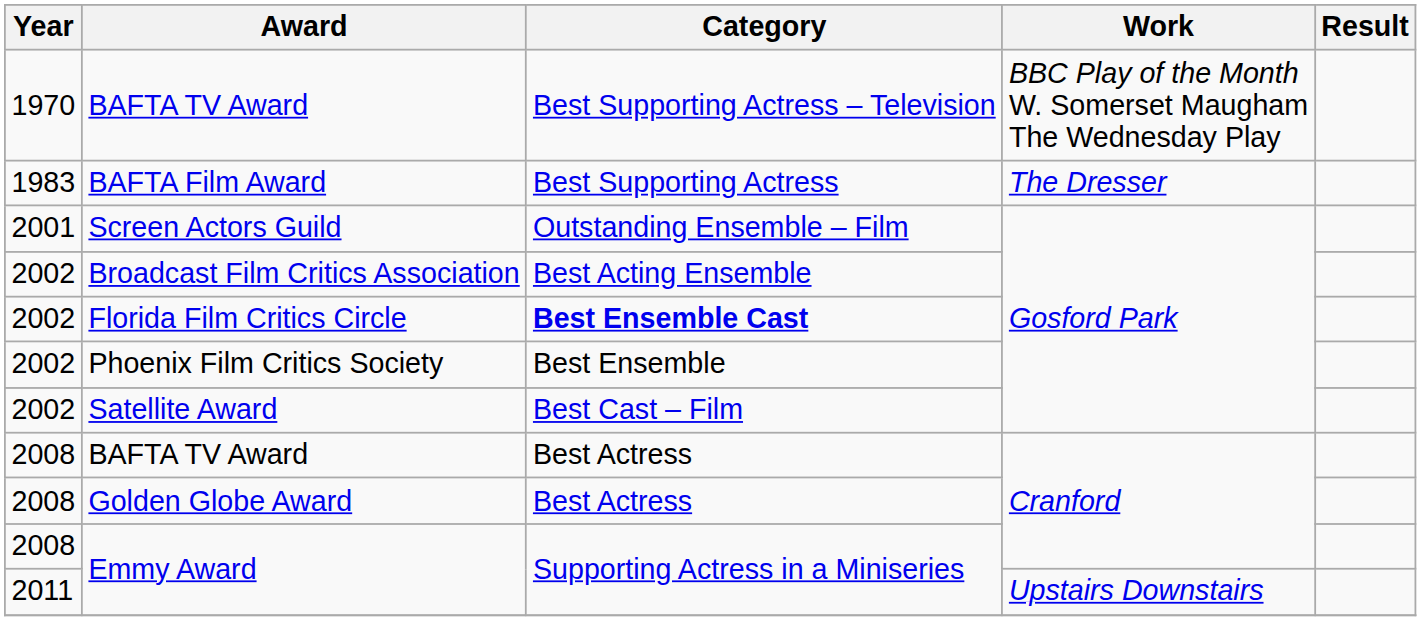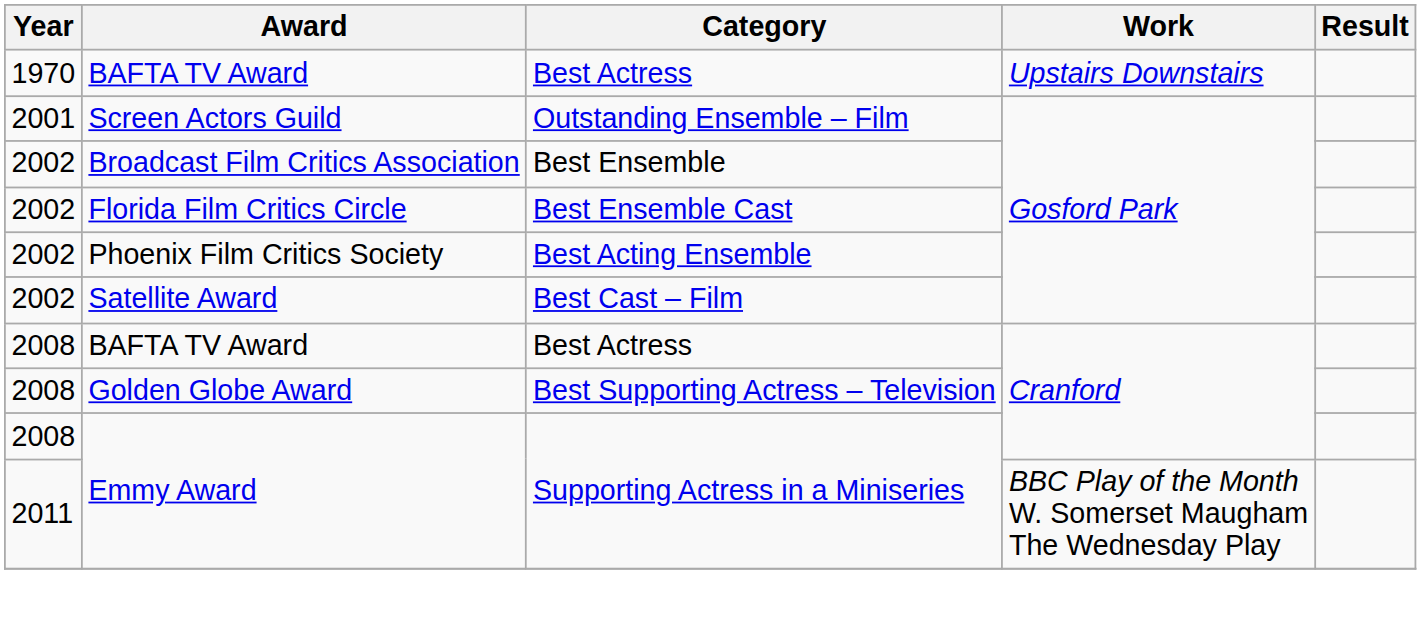(764, 104) Best Supporting Actress – Television -> (613, 72) Best Actress
(1159, 104) BBC Play of the Month W. Somerset Maugham The Wednesday Play -> (1136, 72) Upstairs Downstairs
- row: (43, 182)
(672, 273) Best Acting Ensemble -> (629, 163) Best Ensemble
(671, 318) bold -> (663, 208) normal
(629, 364) Best Ensemble -> (672, 254) Best Acting Ensemble
(613, 500) Best Actress -> (764, 390) Best Supporting Actress – Television
(1136, 591) Upstairs Downstairs -> (1159, 513) BBC Play of the Month W. Somerset Maugham The Wednesday Play
